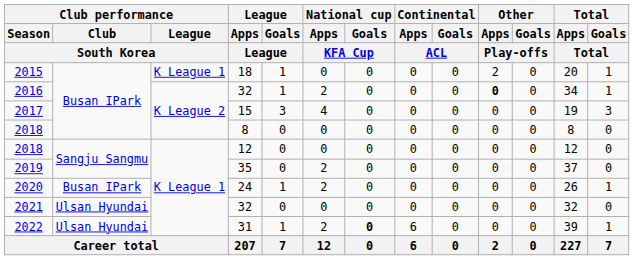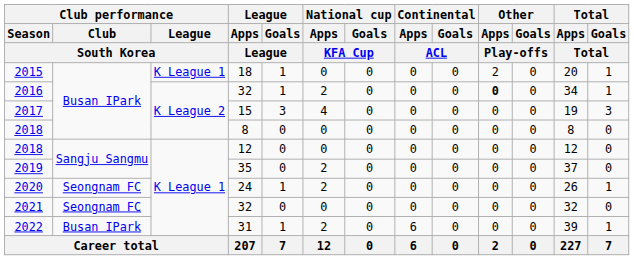(102, 188) Busan IPark -> (102, 188) Seongnam FC
(102, 207) Ulsan Hyundai -> (102, 207) Seongnam FC
(102, 226) Ulsan Hyundai -> (102, 226) Busan IPark
(369, 226) bold -> (369, 226) normal
